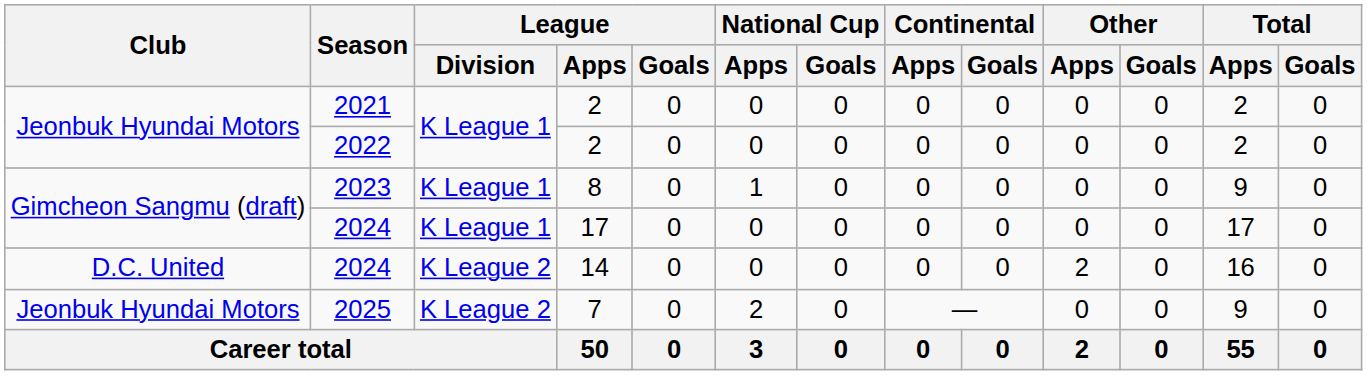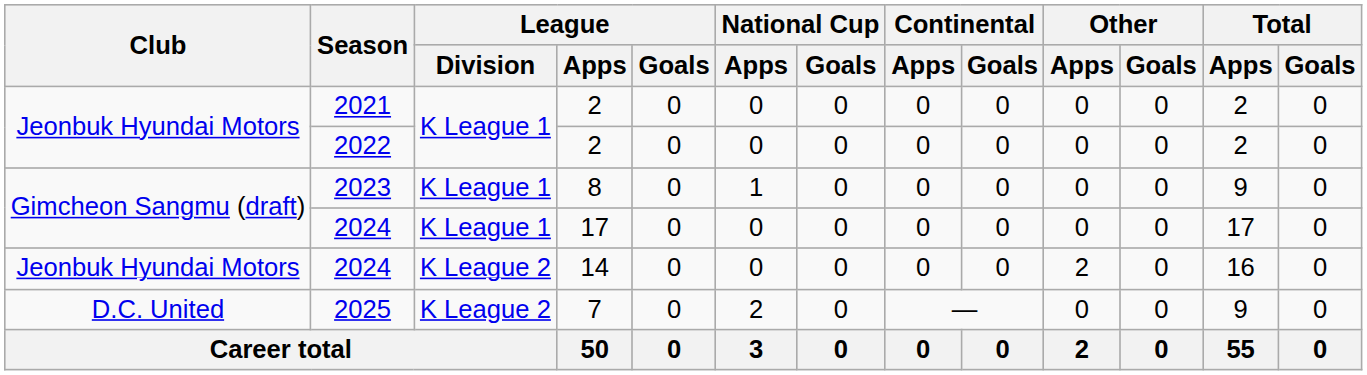(158, 268) D.C. United -> (158, 268) Jeonbuk Hyundai Motors
(158, 308) Jeonbuk Hyundai Motors -> (158, 308) D.C. United
